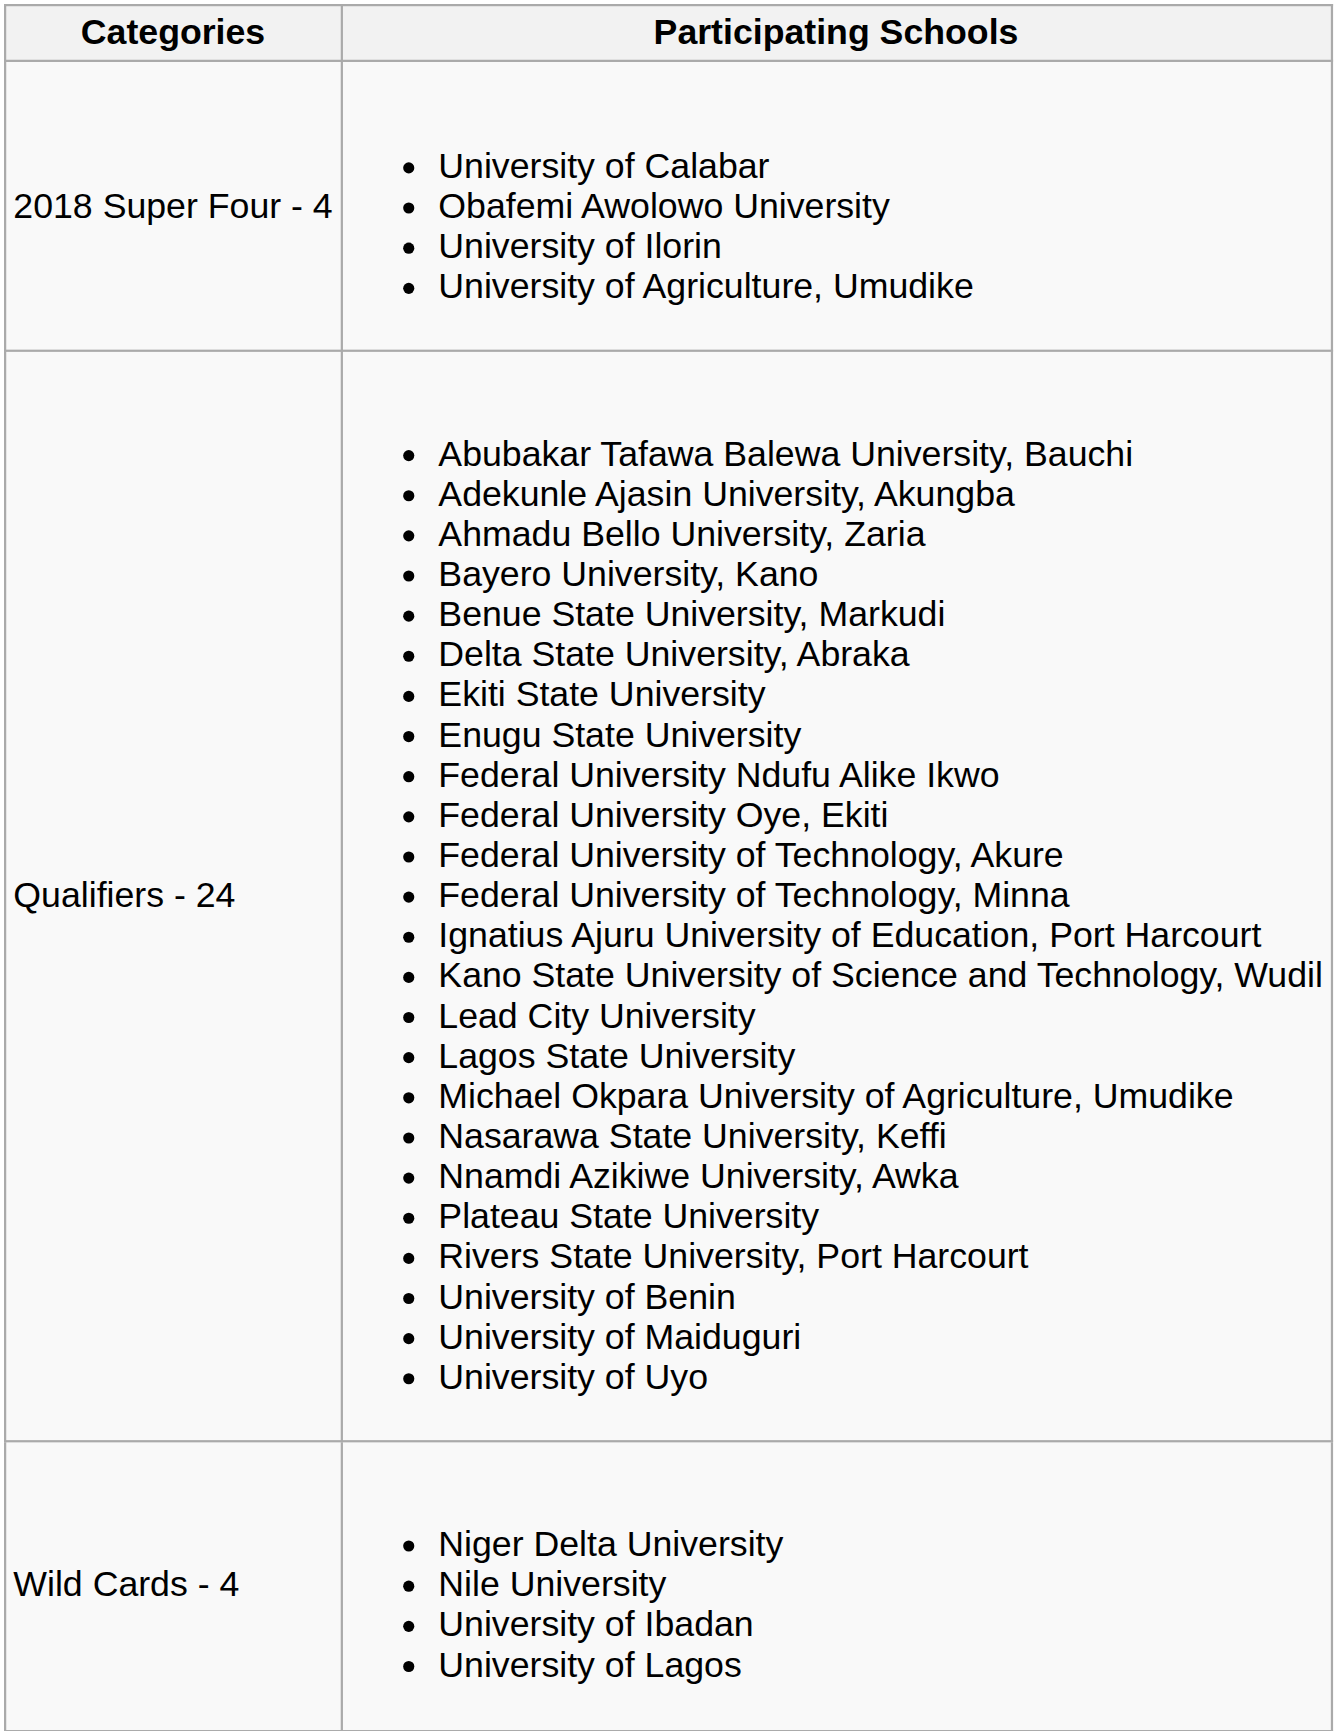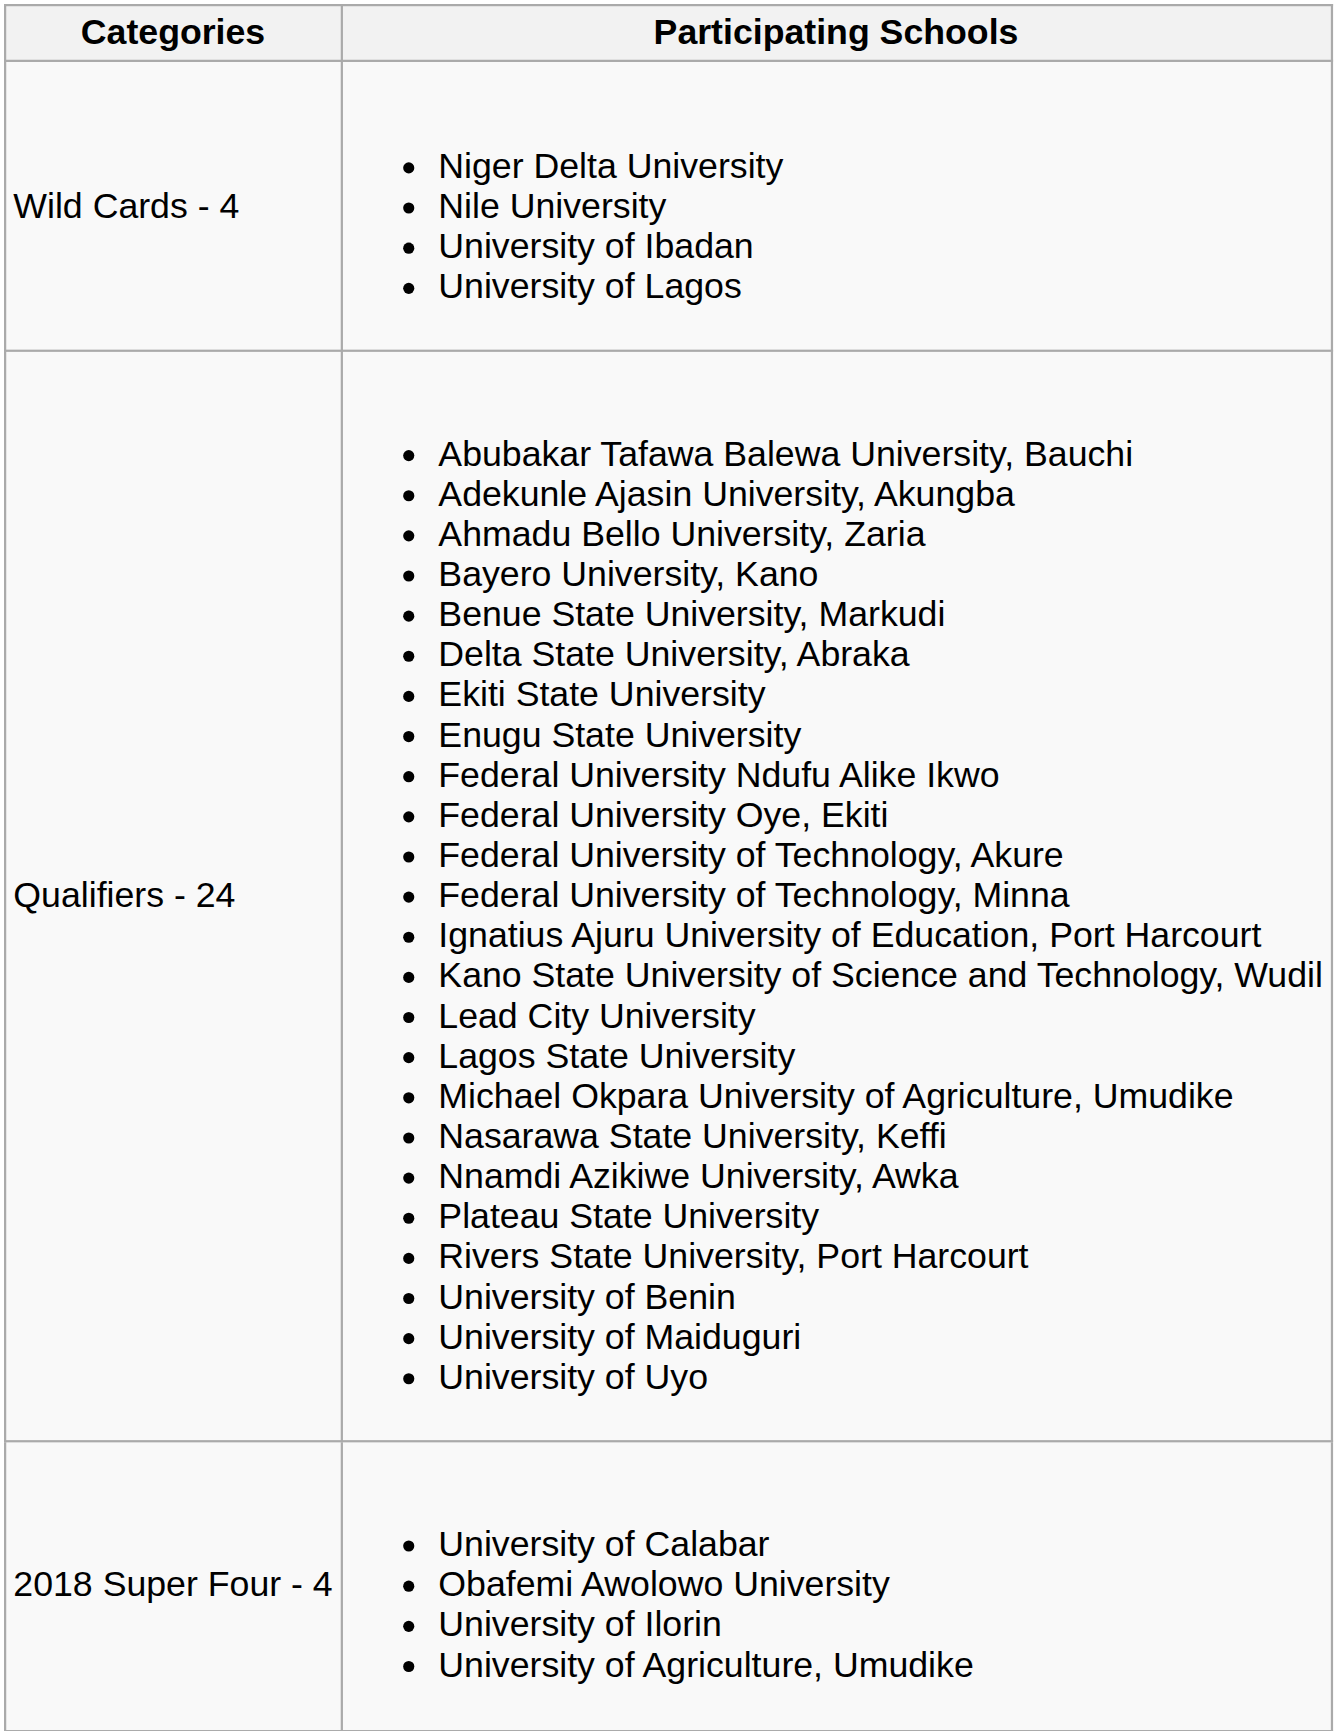rows swapped: (173, 205) <-> (126, 1585)
